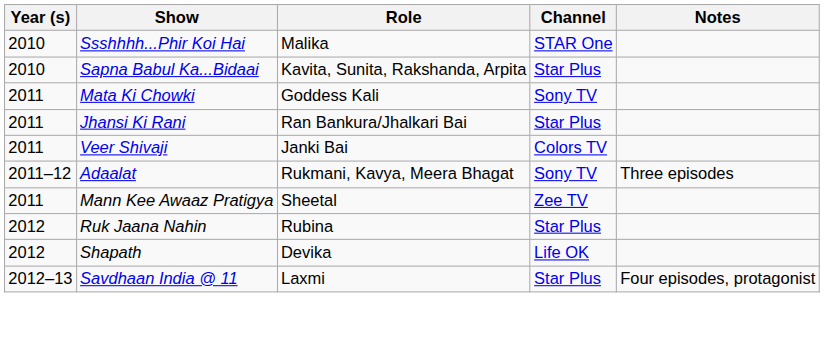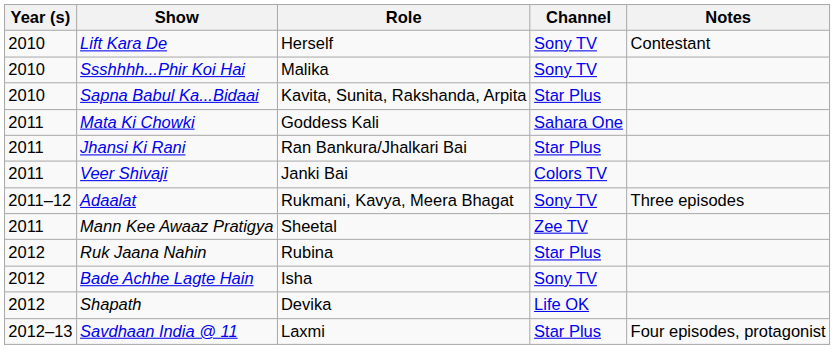+ row: (124, 43)
(573, 43) STAR One -> (566, 69) Sony TV
(566, 95) Sony TV -> (579, 122) Sahara One
+ row: (167, 278)
